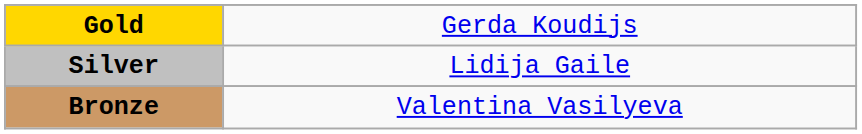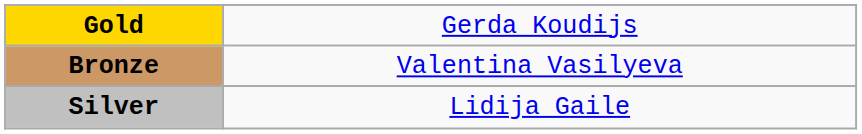rows swapped: (114, 66) <-> (114, 107)
